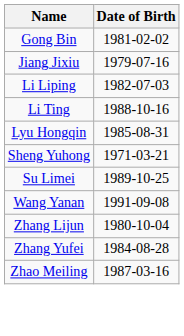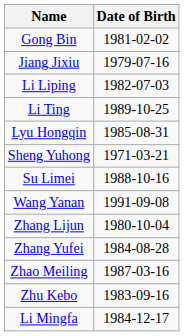(136, 109) 1988-10-16 -> (136, 109) 1989-10-25
(136, 179) 1989-10-25 -> (136, 179) 1988-10-16
+ row: (49, 295)
+ row: (49, 319)
